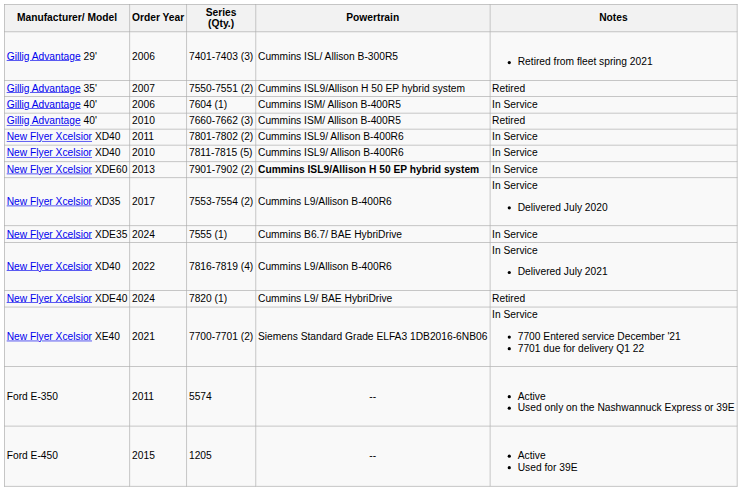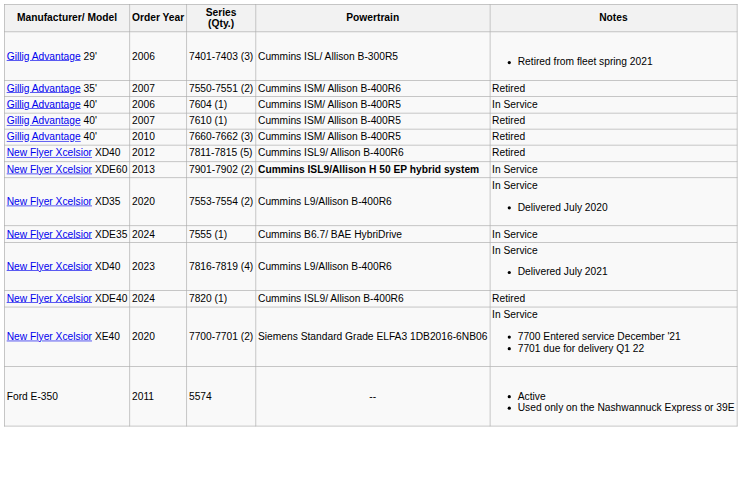(361, 88) Cummins ISL9/Allison H 50 EP hybrid system -> (329, 88) Cummins ISM/ Allison B-400R6
+ row: (208, 121)
- row: (221, 137)
(143, 153) 2010 -> (143, 153) 2012
(515, 153) In Service -> (509, 153) Retired
(143, 202) 2017 -> (143, 202) 2020
(143, 266) 2022 -> (143, 266) 2023
(325, 298) Cummins L9/ BAE HybriDrive -> (331, 298) Cummins ISL9/ Allison B-400R6
(143, 336) 2021 -> (143, 336) 2020
- row: (200, 456)
